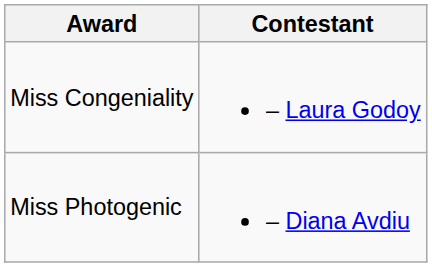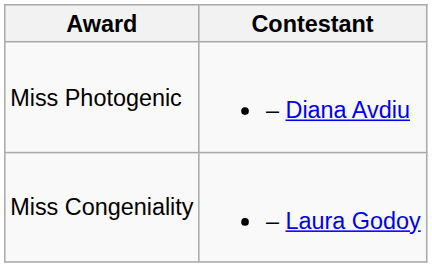rows swapped: (102, 97) <-> (96, 207)
